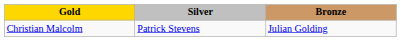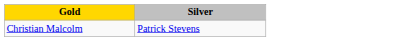- column: (331, 12)
